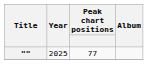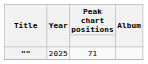(93, 53) 77 -> (93, 53) 71
